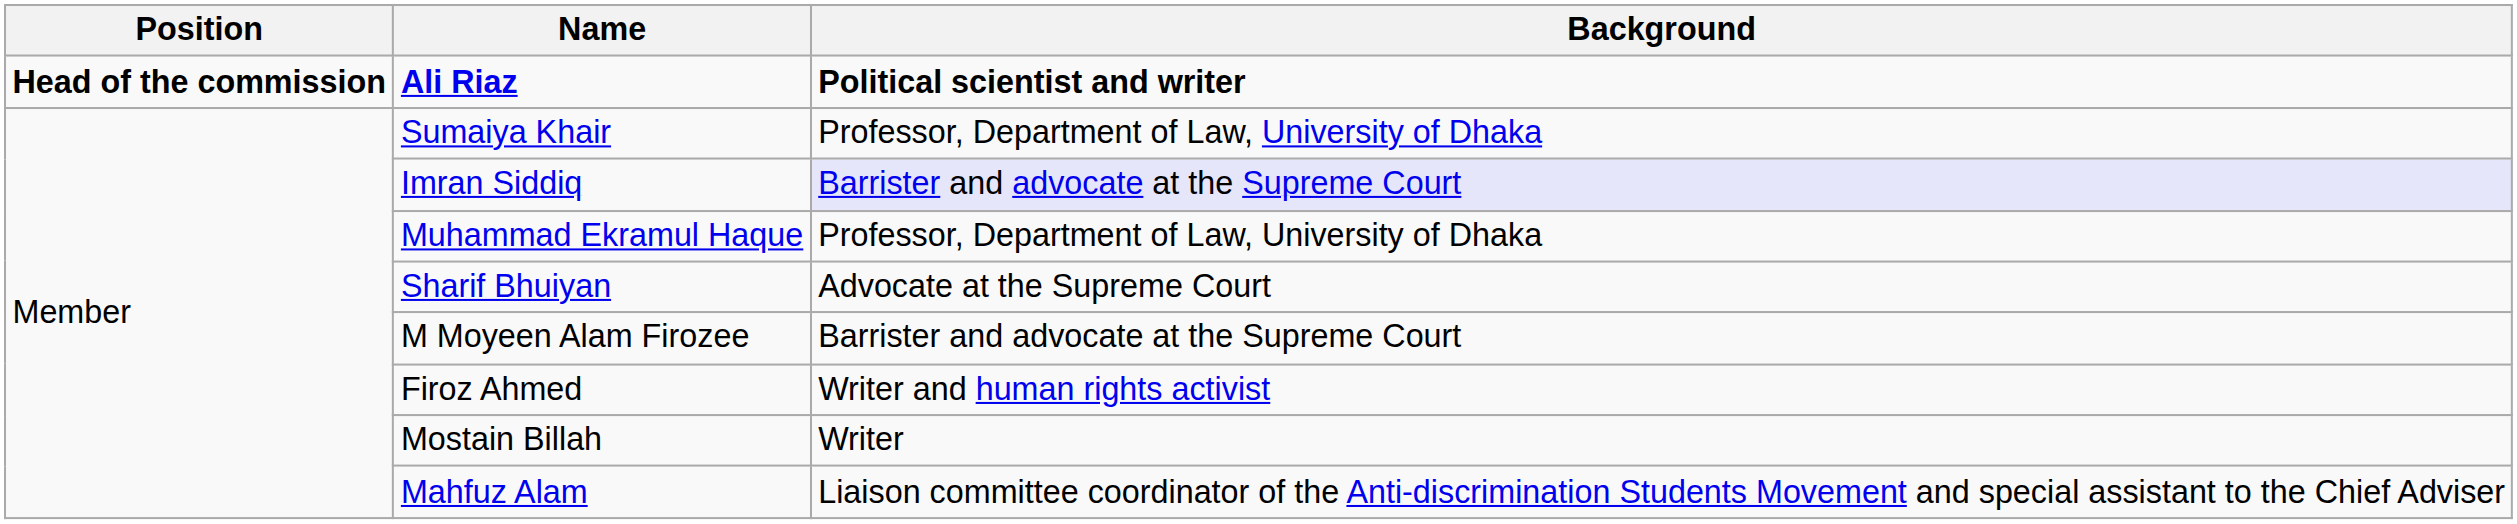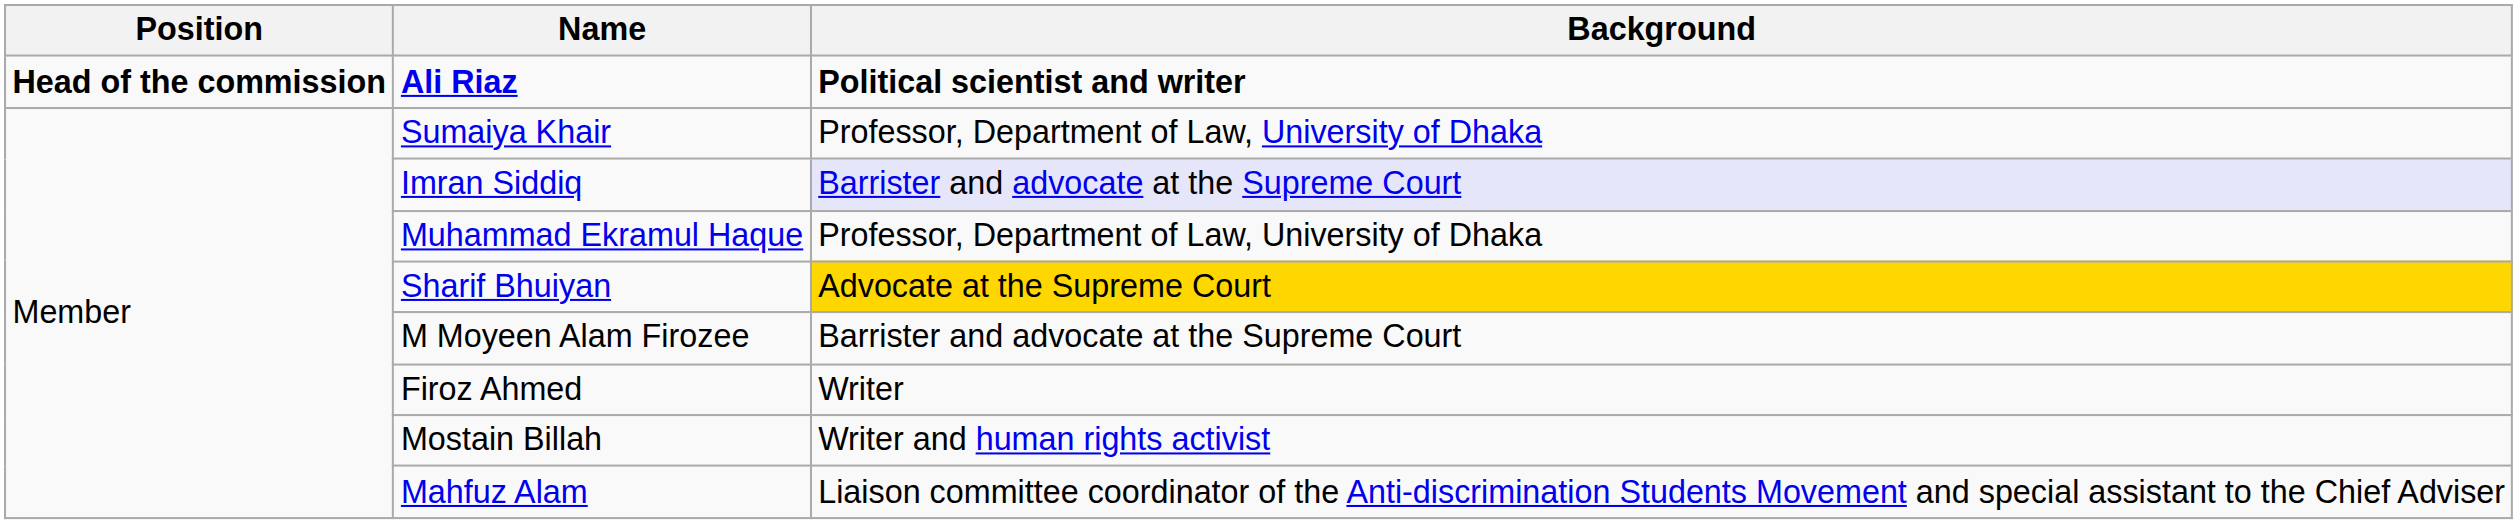(1045, 286) no background -> (1045, 286) gold background
(1044, 388) Writer and human rights activist -> (861, 388) Writer
(861, 440) Writer -> (1044, 440) Writer and human rights activist
